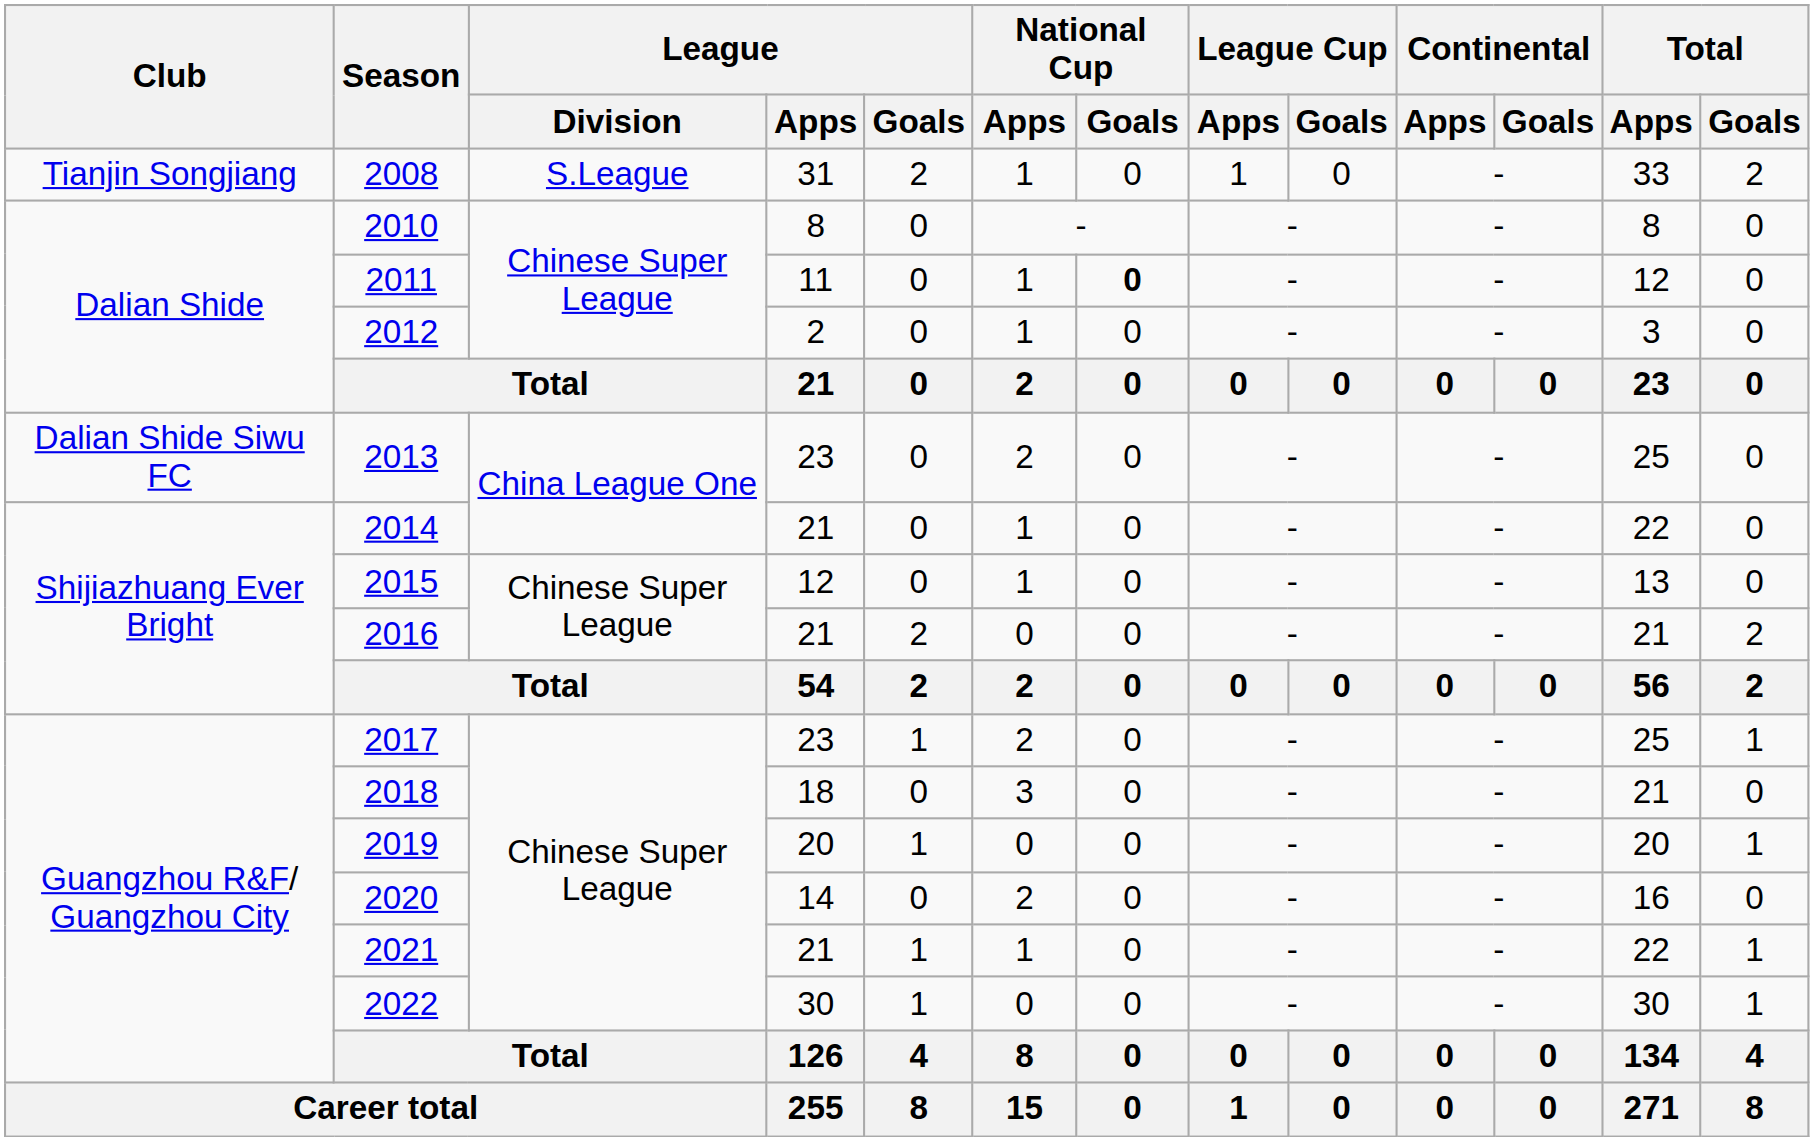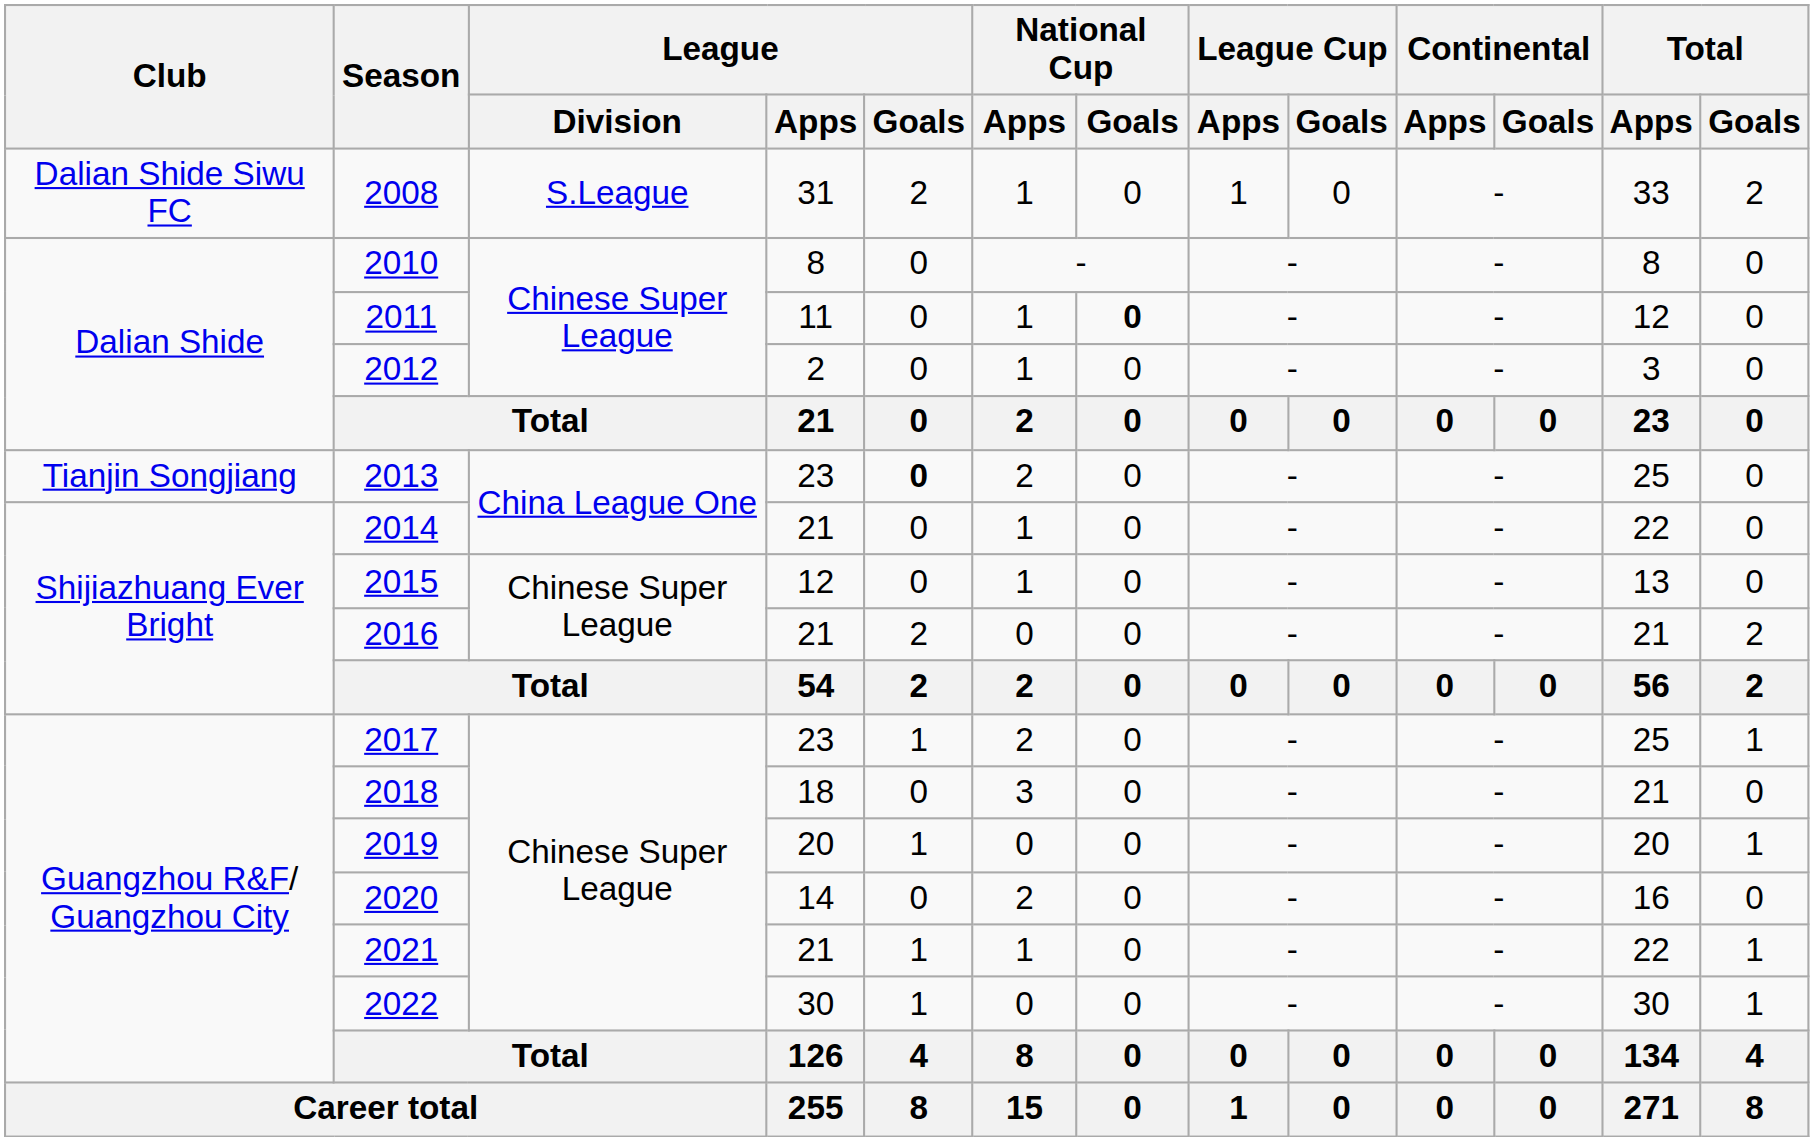(170, 173) Tianjin Songjiang -> (170, 192) Dalian Shide Siwu FC
(170, 456) Dalian Shide Siwu FC -> (170, 475) Tianjin Songjiang
(919, 456) normal -> (919, 475) bold
